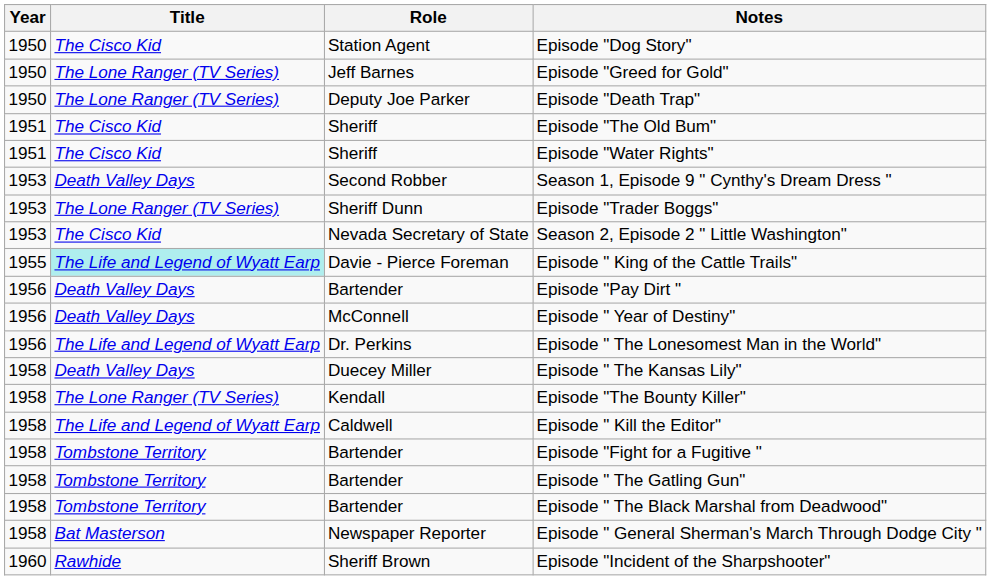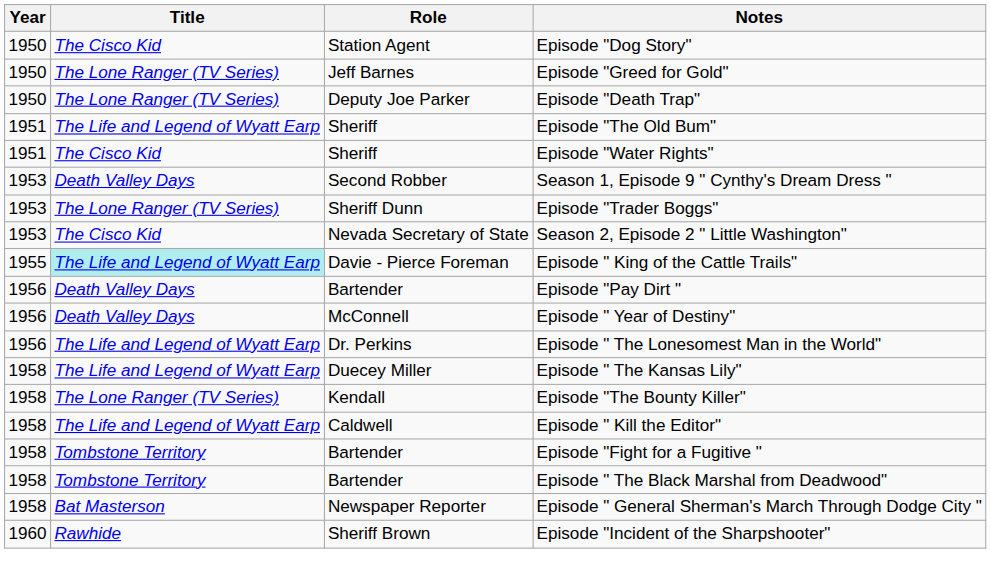(108, 126) The Cisco Kid -> (187, 126) The Life and Legend of Wyatt Earp
(125, 371) Death Valley Days -> (187, 371) The Life and Legend of Wyatt Earp
- row: (641, 479)
